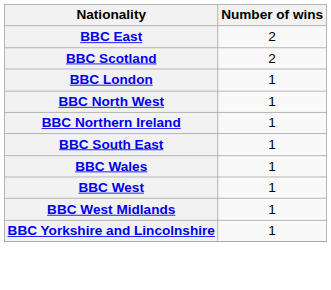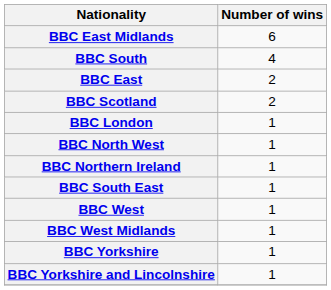+ row: (111, 36)
+ row: (111, 58)
- row: (111, 166)
+ row: (111, 252)
